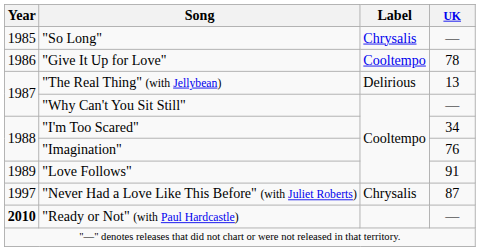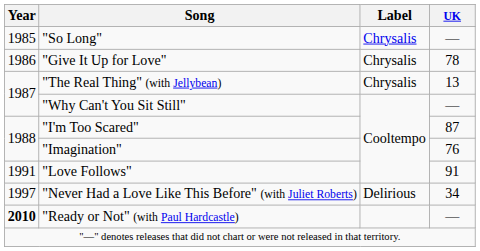(395, 60) Cooltempo -> (390, 60) Chrysalis
(390, 82) Delirious -> (390, 82) Chrysalis
(452, 127) 34 -> (452, 127) 87
(22, 171) 1989 -> (22, 171) 1991
(390, 194) Chrysalis -> (390, 194) Delirious
(452, 194) 87 -> (452, 194) 34
